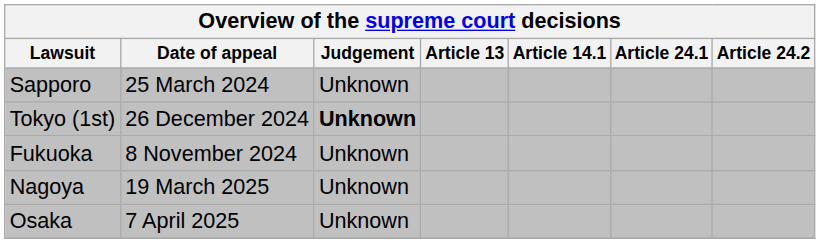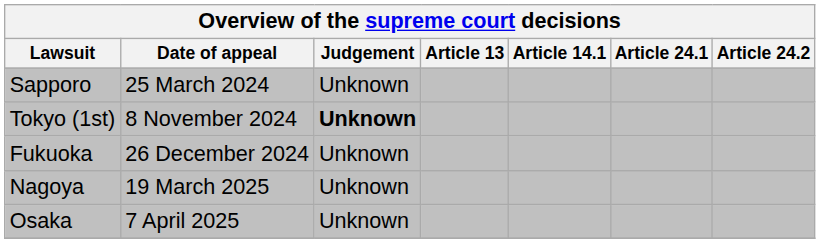(217, 118) 26 December 2024 -> (211, 118) 8 November 2024
(211, 153) 8 November 2024 -> (217, 153) 26 December 2024
